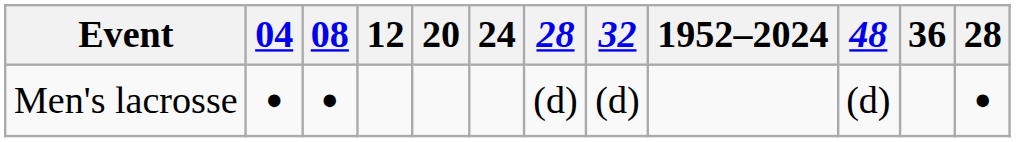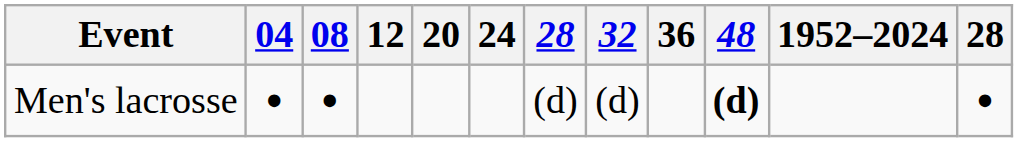columns swapped: (927, 34) <-> (743, 34)
(868, 99) normal -> (736, 99) bold
